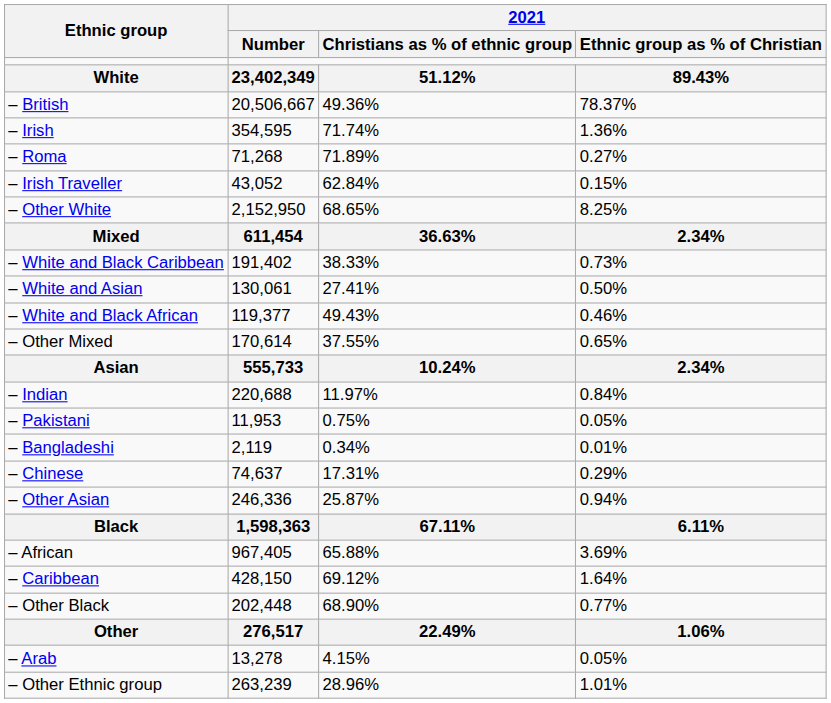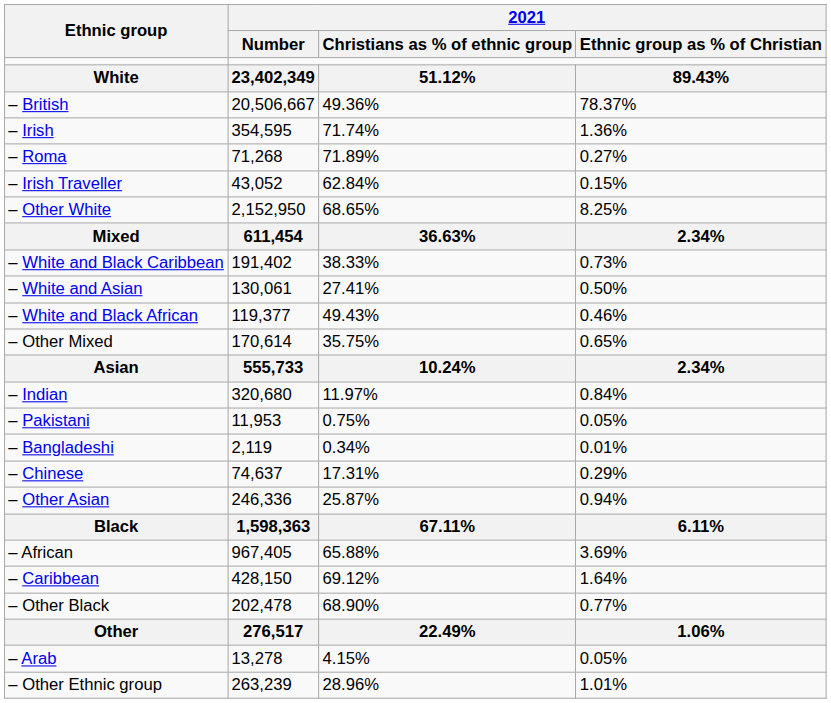(351, 342) 37.55% -> (351, 342) 35.75%
(262, 394) 220,688 -> (262, 394) 320,680
(262, 605) 202,448 -> (262, 605) 202,478
